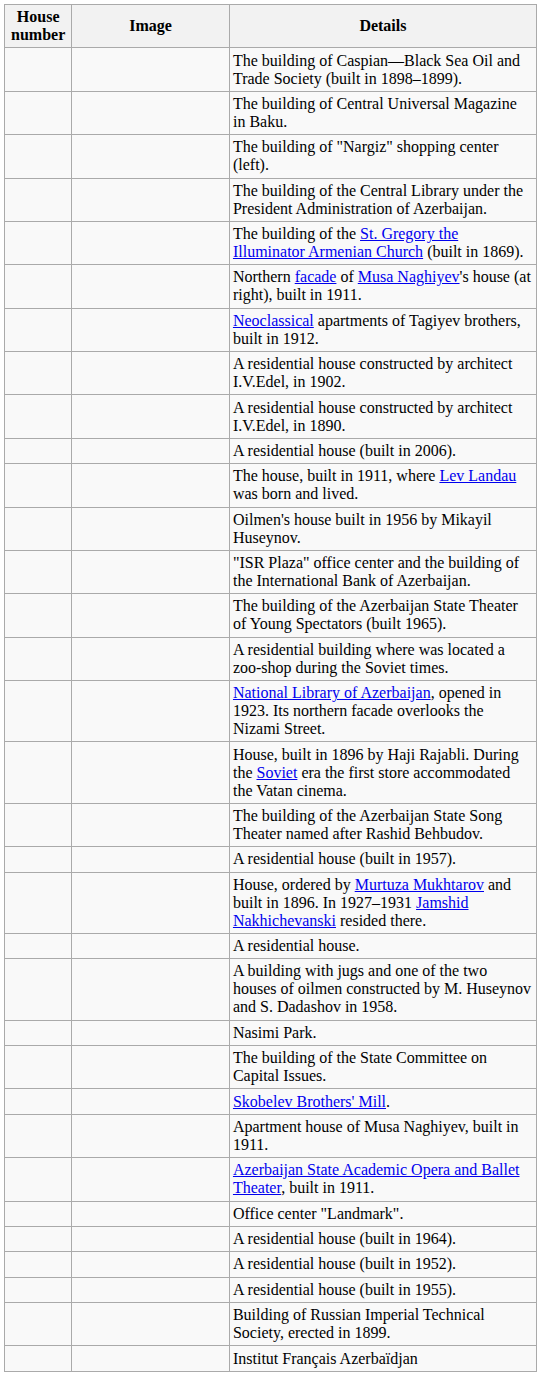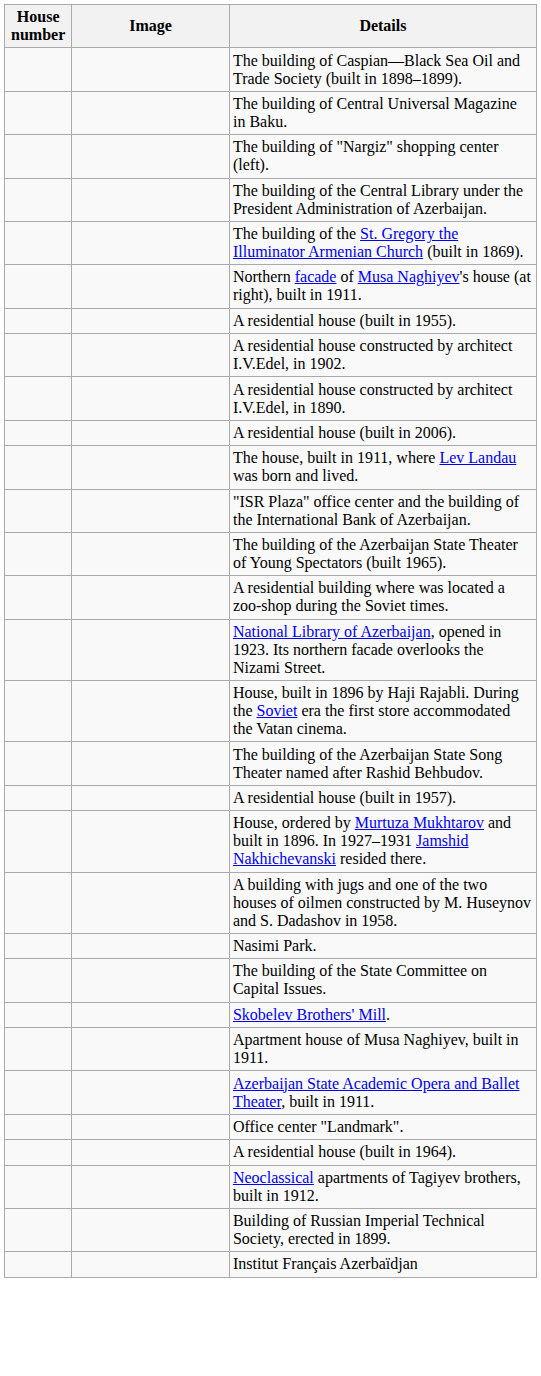rows swapped: (377, 329) <-> (344, 1289)
- row: (362, 528)
- row: (296, 946)
- row: (344, 1264)
